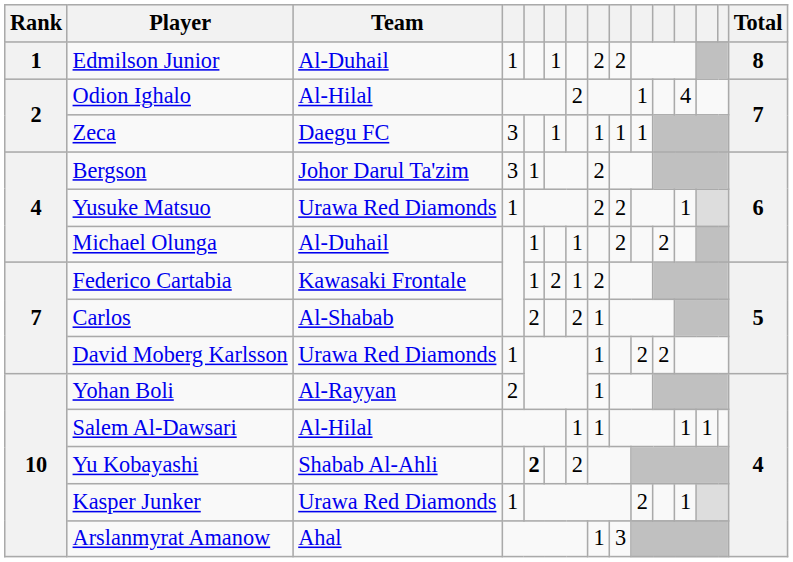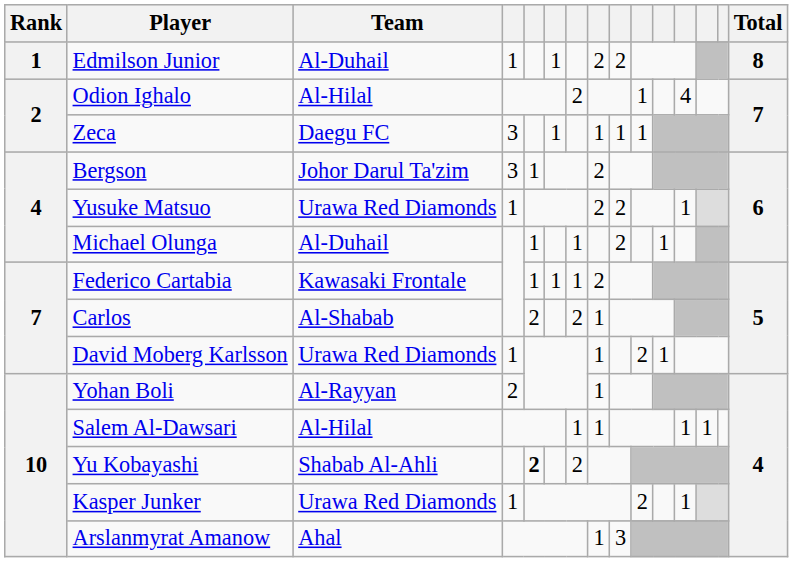(664, 244) 2 -> (664, 244) 1
(556, 280) 2 -> (556, 280) 1
(664, 354) 2 -> (664, 354) 1
